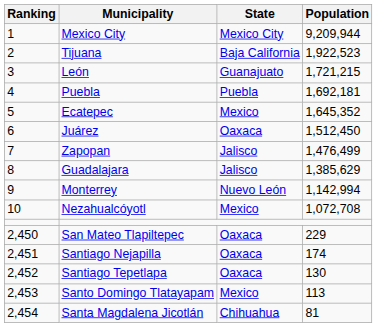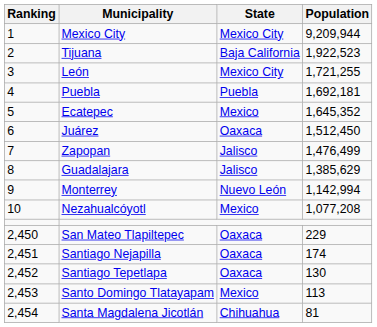(252, 72) Guanajuato -> (252, 72) Mexico City
(333, 72) 1,721,215 -> (333, 72) 1,721,255
(333, 209) 1,072,708 -> (333, 209) 1,077,208
